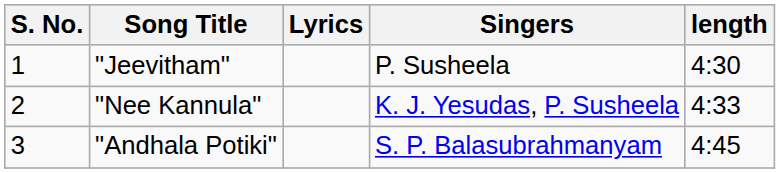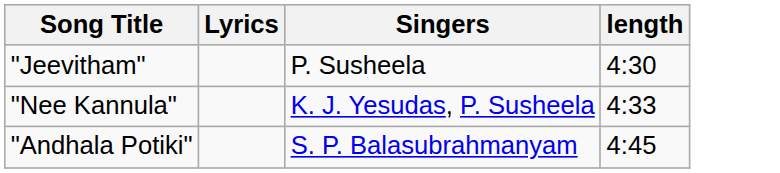- column: (47, 24)
